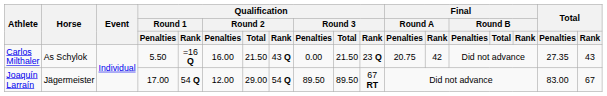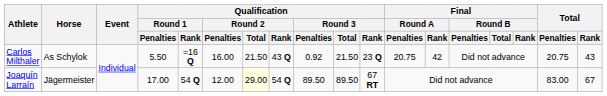(314, 57) 0.00 -> (314, 57) 0.92
(558, 57) 27.35 -> (558, 57) 20.75
(256, 80) no background -> (256, 80) lightyellow background
